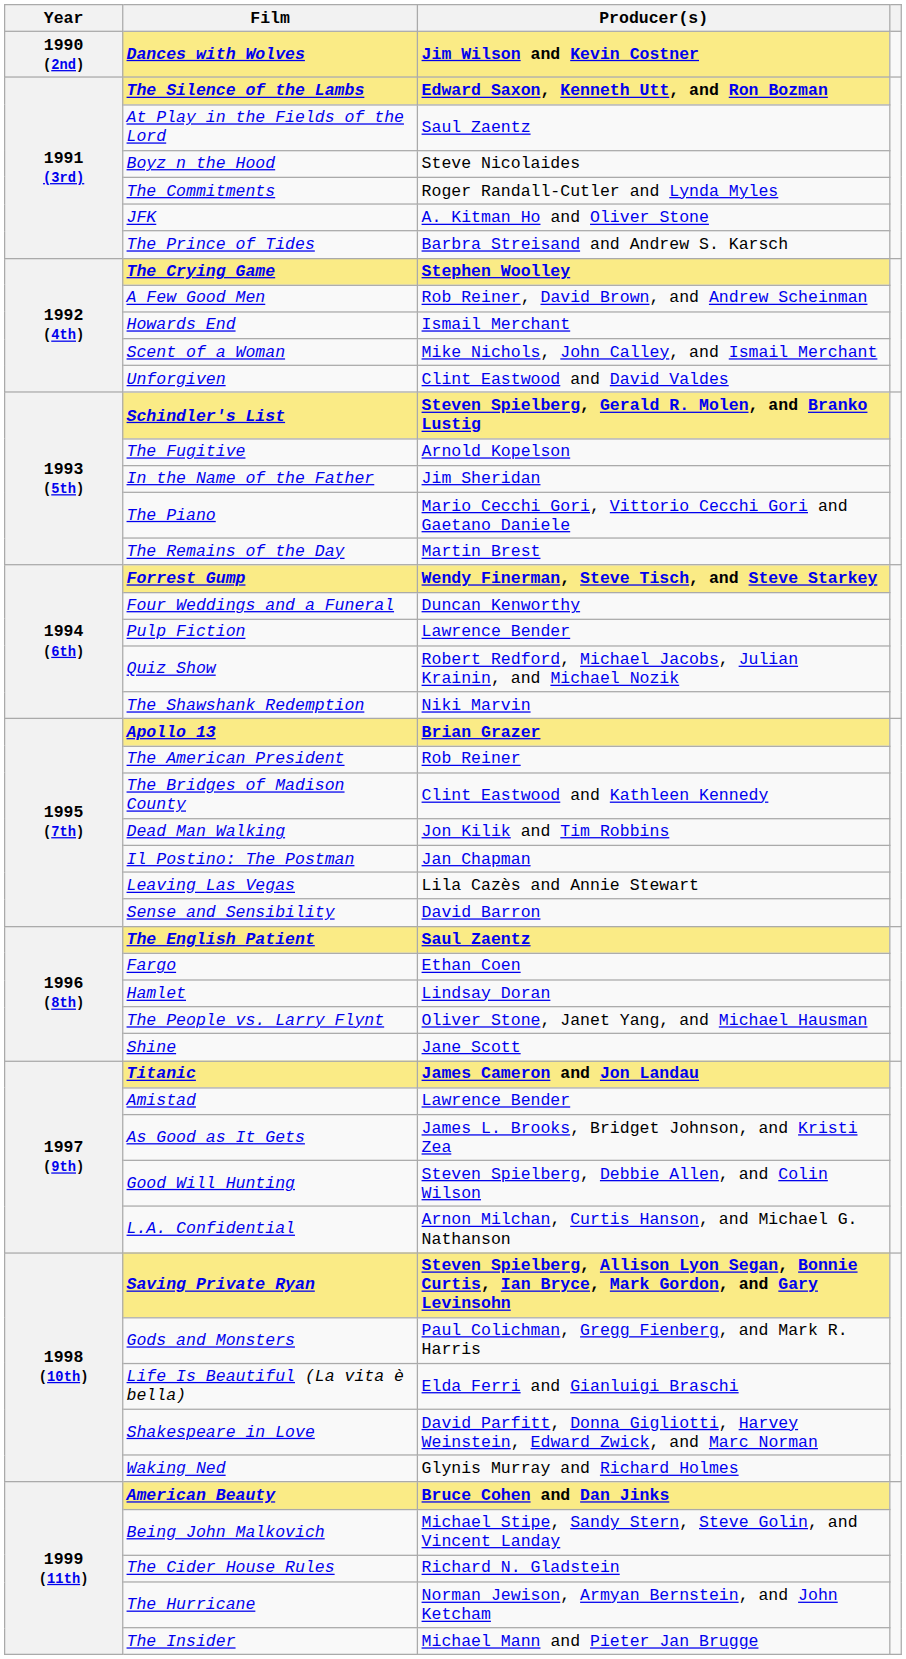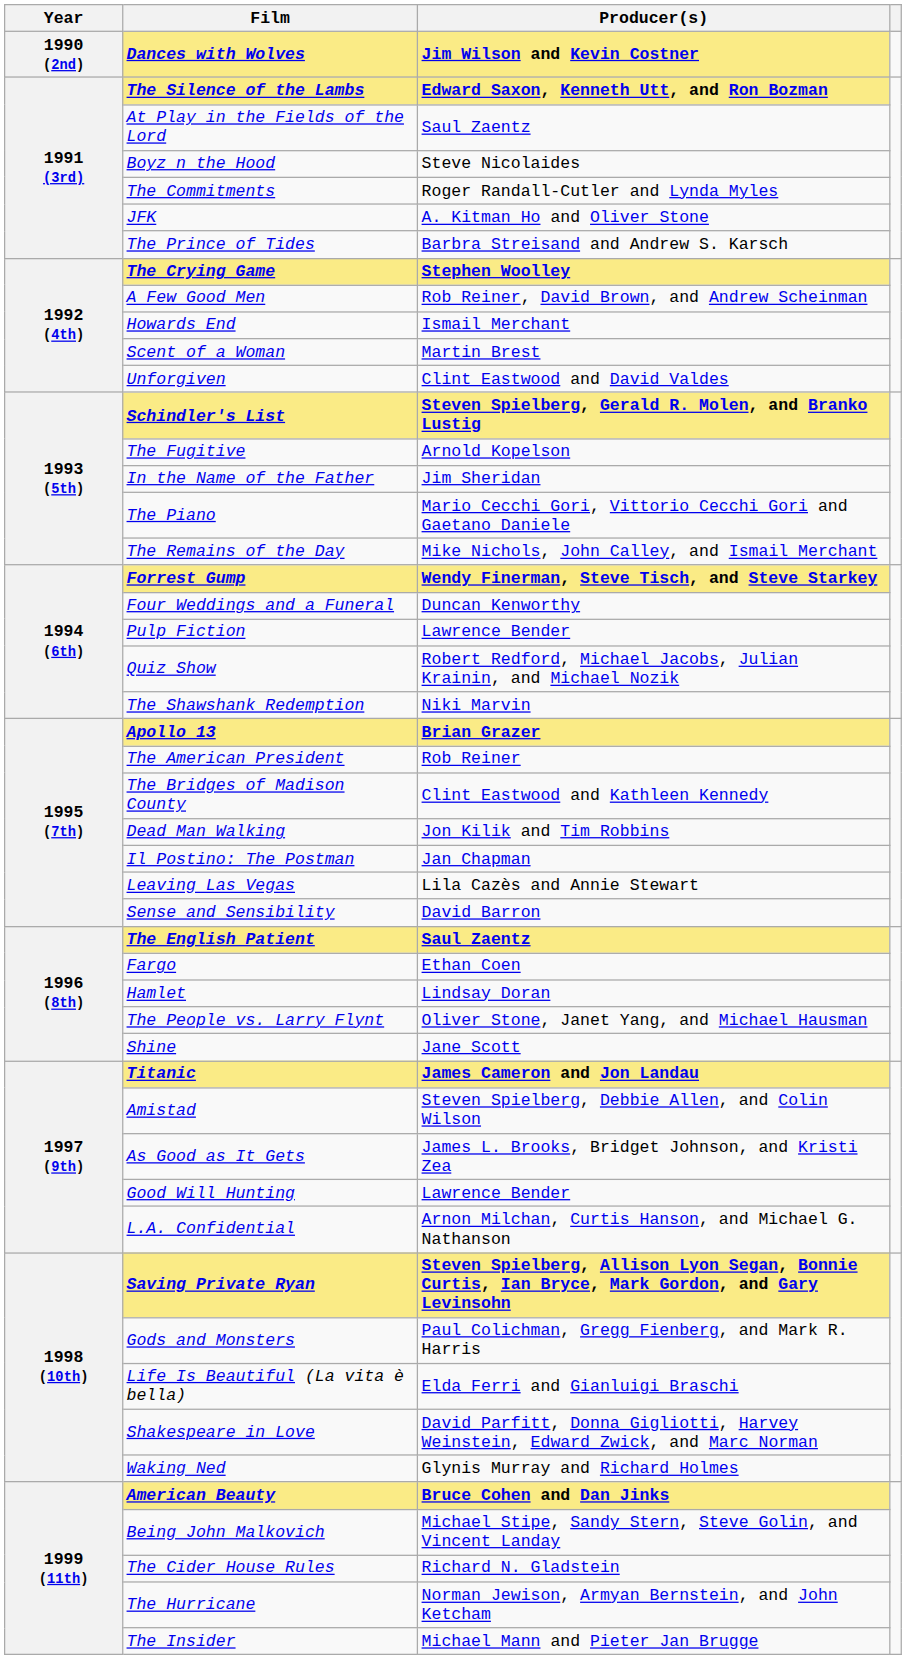(649, 352) Mike Nichols, John Calley, and Ismail Merchant -> (481, 352) Martin Brest
(481, 552) Martin Brest -> (649, 552) Mike Nichols, John Calley, and Ismail Merchant
(496, 1101) Lawrence Bender -> (625, 1111) Steven Spielberg, Debbie Allen, and Colin Wilson
(625, 1183) Steven Spielberg, Debbie Allen, and Colin Wilson -> (496, 1193) Lawrence Bender
